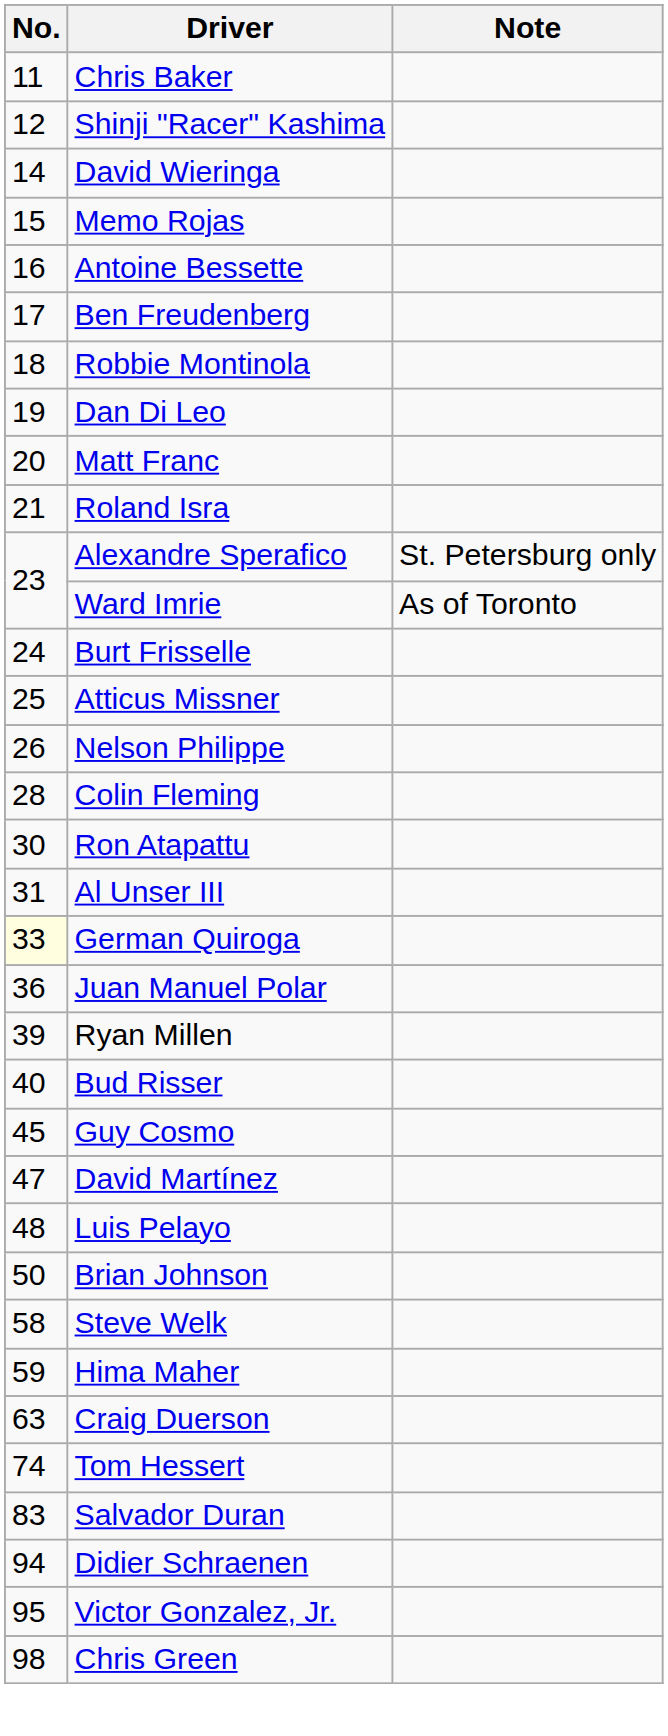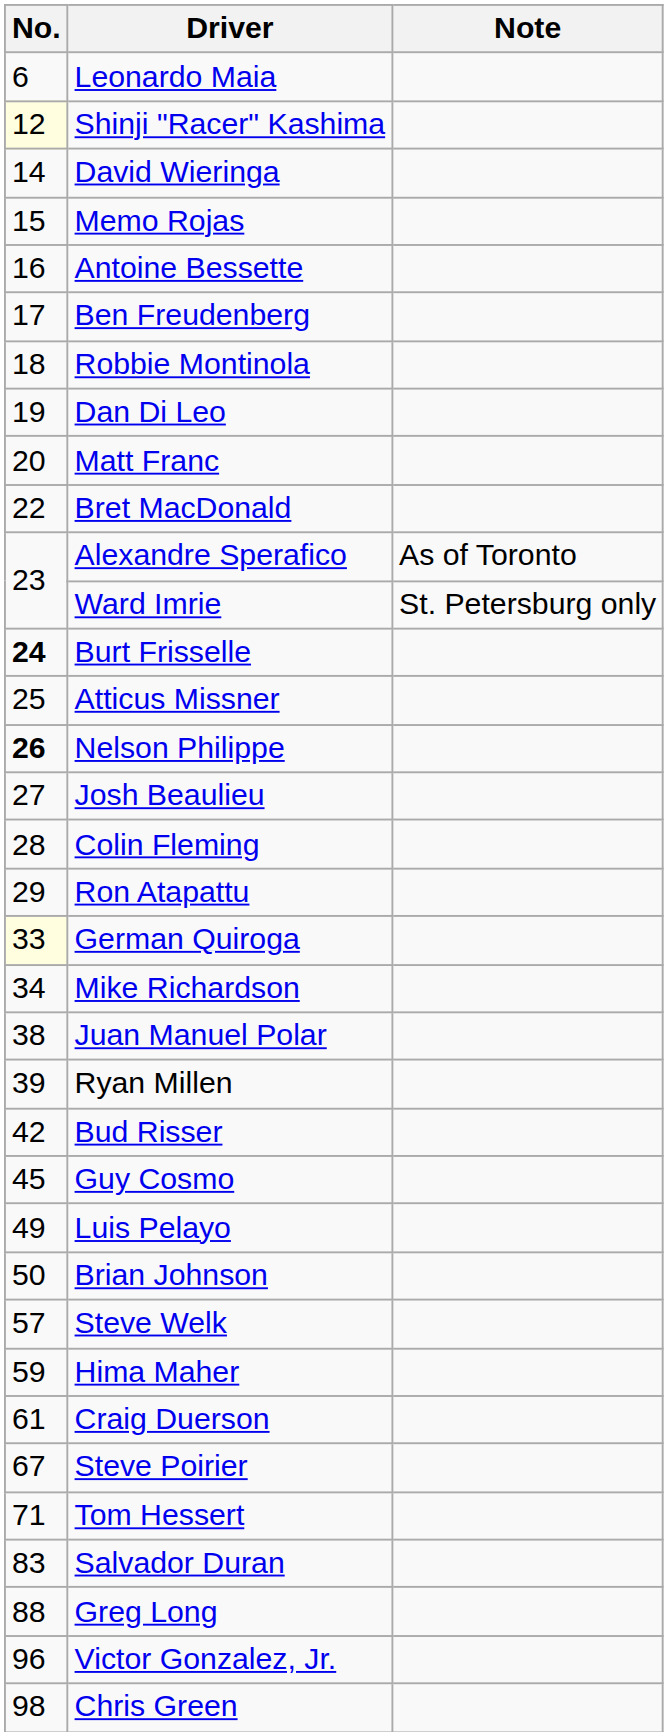+ row: (175, 76)
- row: (154, 76)
(29, 124) no background -> (29, 124) lightyellow background
- row: (152, 508)
+ row: (183, 508)
(528, 556) St. Petersburg only -> (488, 556) As of Toronto
(488, 603) As of Toronto -> (528, 603) St. Petersburg only
(29, 651) normal -> (29, 651) bold
(29, 747) normal -> (29, 747) bold
+ row: (170, 795)
(29, 843) 30 -> (29, 891) 29
- row: (149, 891)
+ row: (187, 987)
(29, 987) 36 -> (29, 1035) 38
(29, 1083) 40 -> (29, 1131) 42
- row: (176, 1179)
(29, 1227) 48 -> (29, 1227) 49
(29, 1323) 58 -> (29, 1323) 57
(29, 1419) 63 -> (29, 1419) 61
+ row: (161, 1467)
(29, 1467) 74 -> (29, 1515) 71
+ row: (146, 1611)
- row: (191, 1563)
(29, 1611) 95 -> (29, 1659) 96
